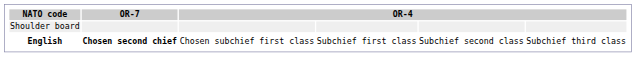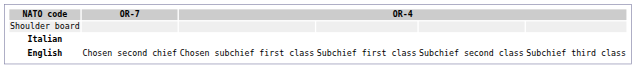+ row: (45, 39)
(130, 42) bold -> (130, 54) normal
